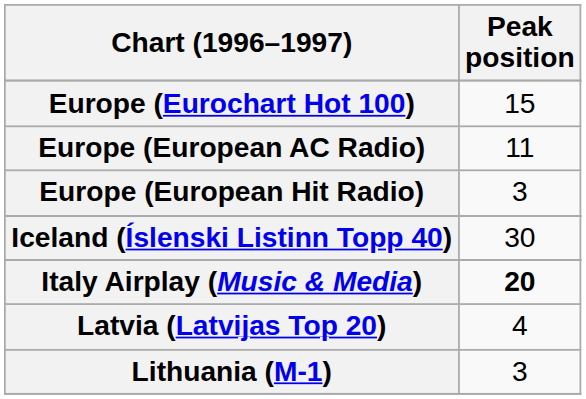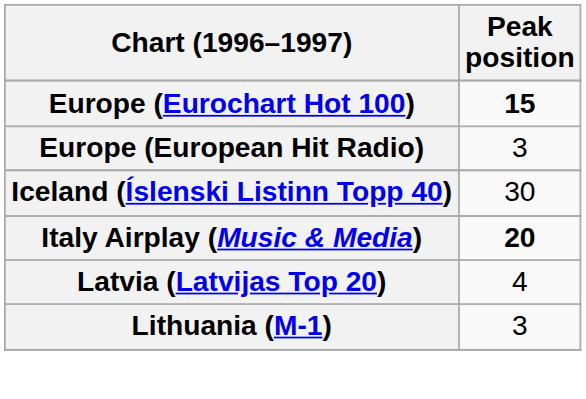(520, 103) normal -> (520, 103) bold
- row: (232, 147)
